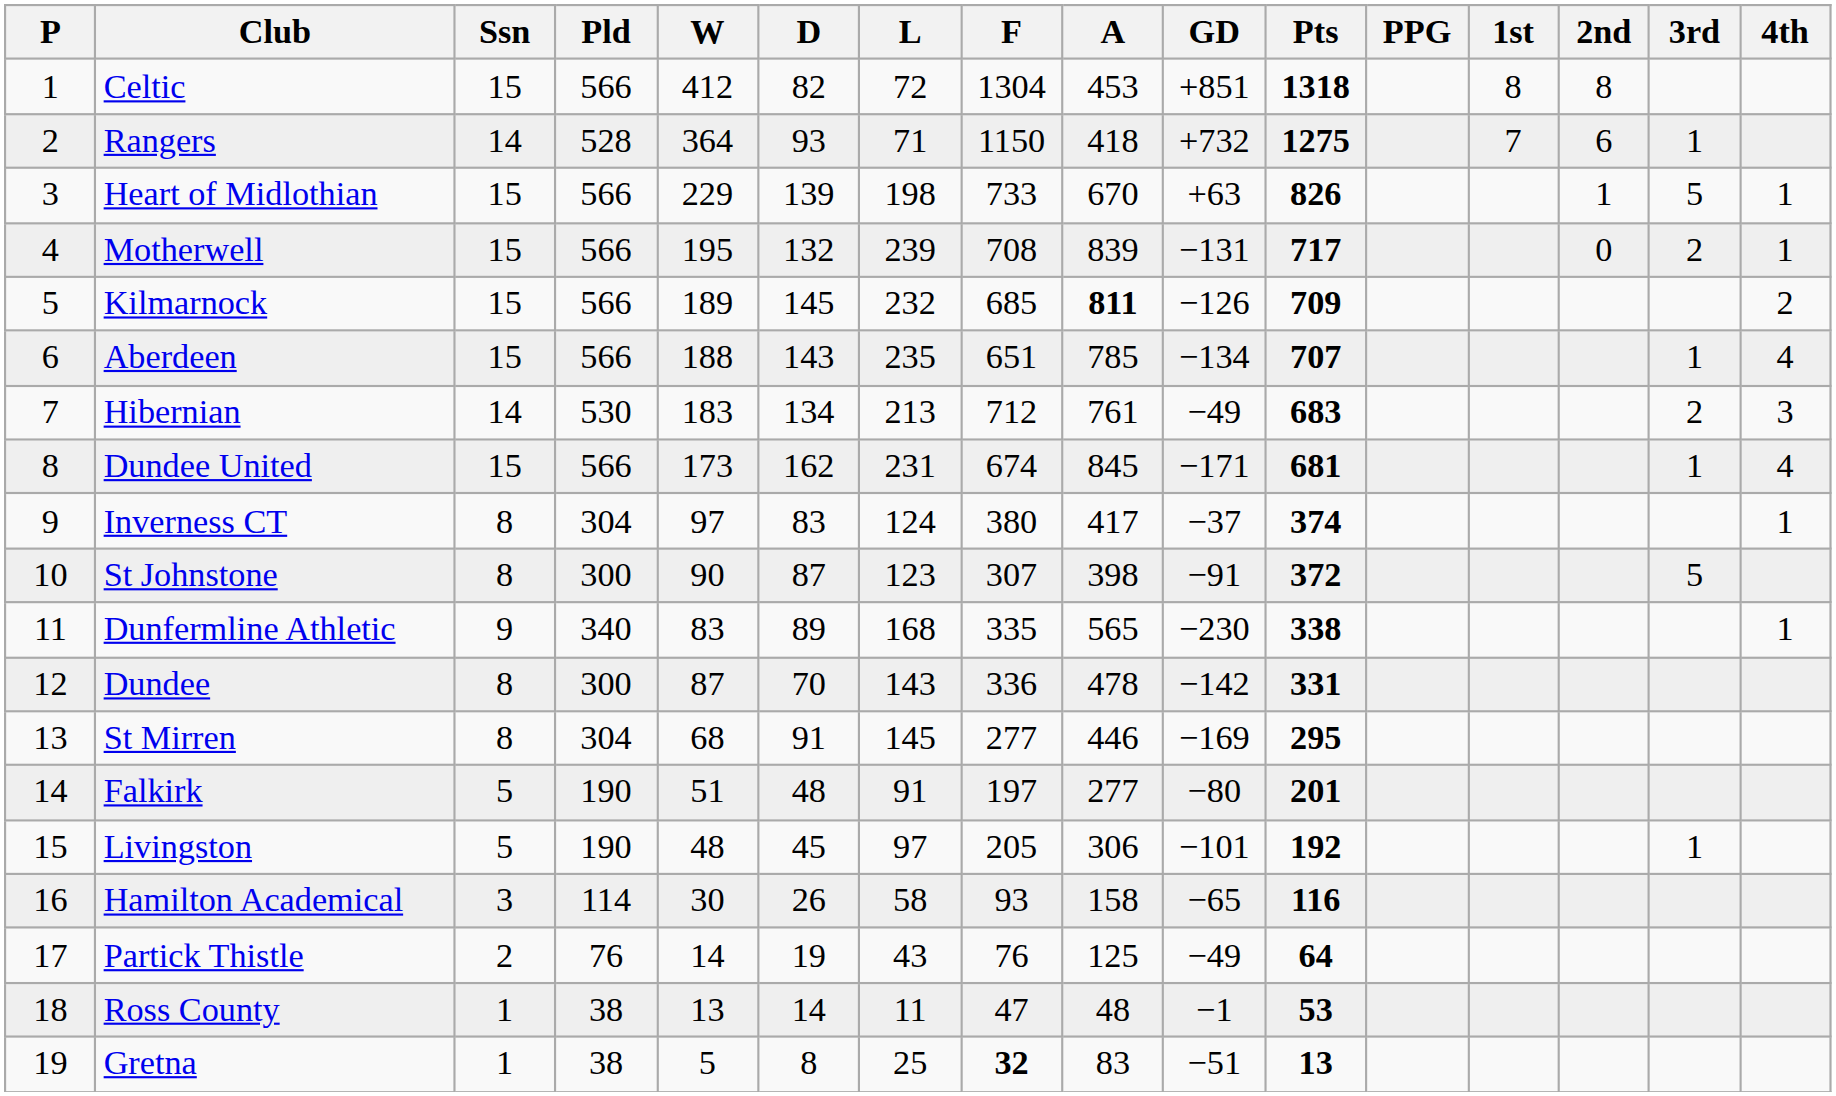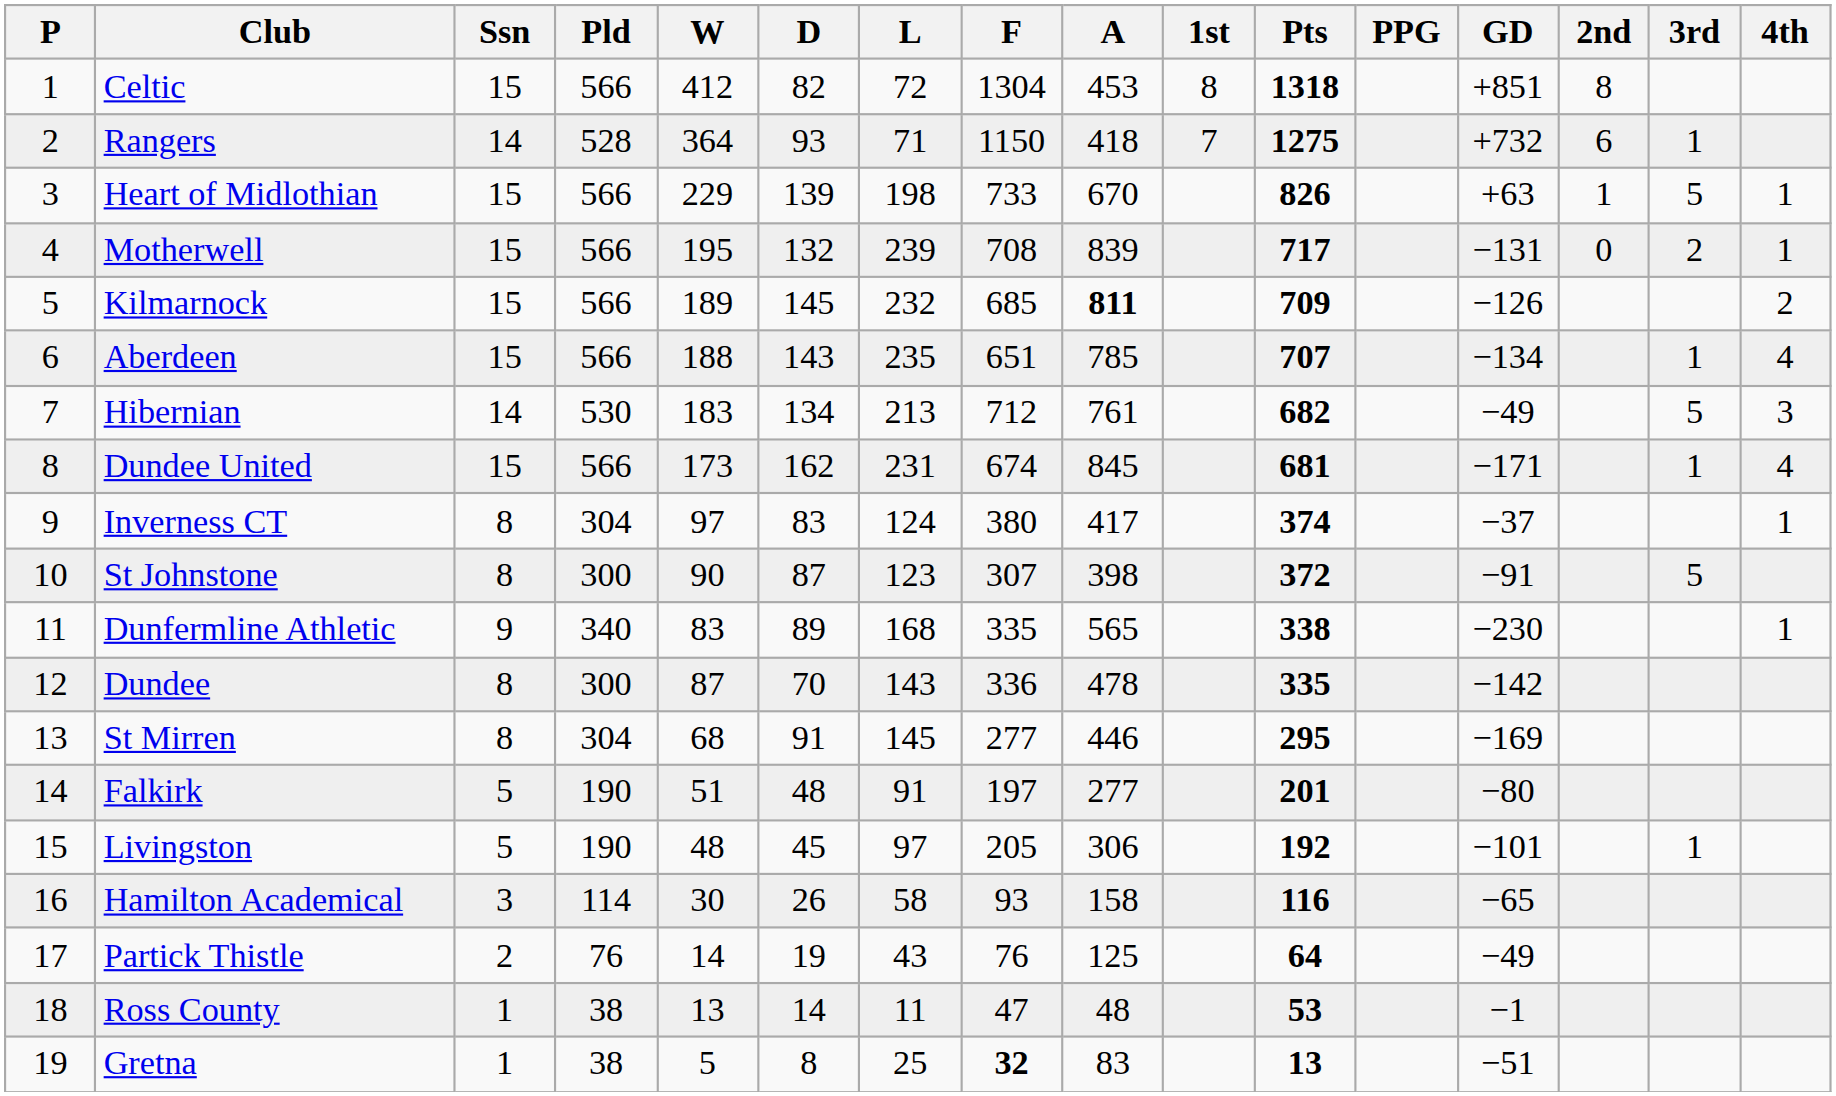columns swapped: (1214, 31) <-> (1513, 31)
(1316, 411) 683 -> (1305, 411) 682
(1694, 411) 2 -> (1694, 411) 5
(1316, 683) 331 -> (1305, 683) 335
